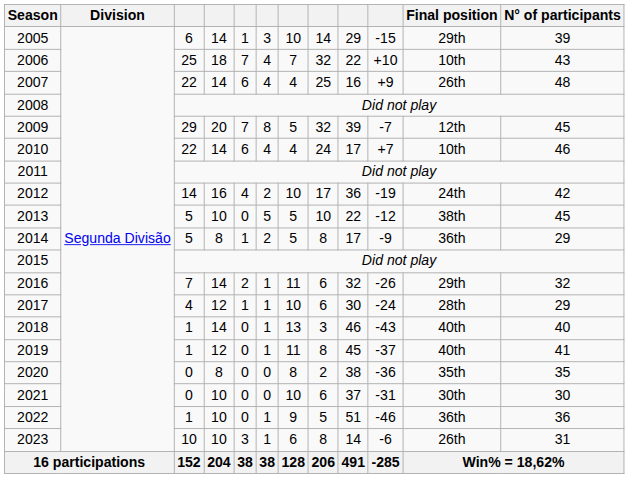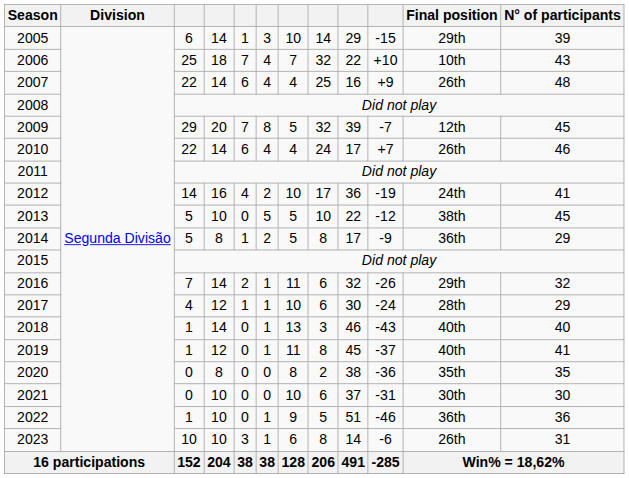(452, 149) 10th -> (452, 149) 26th
(563, 194) 42 -> (563, 194) 41
